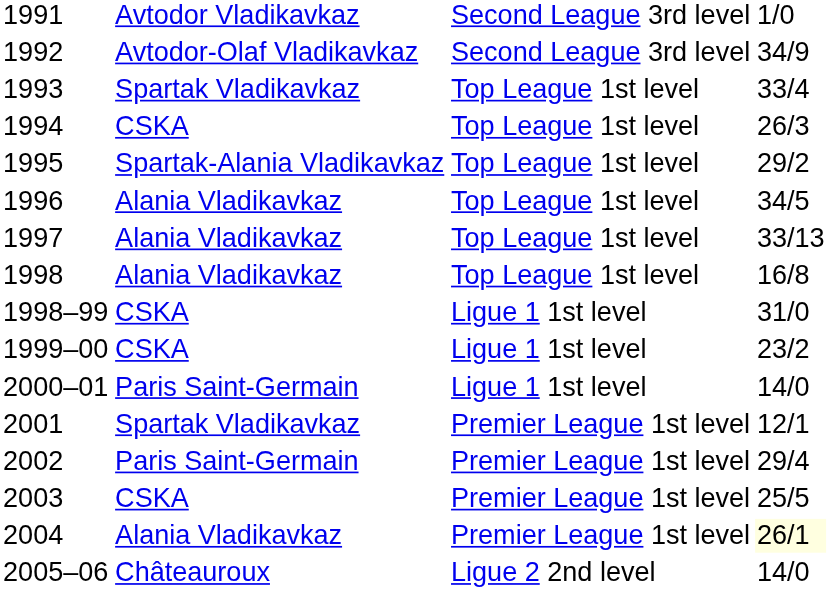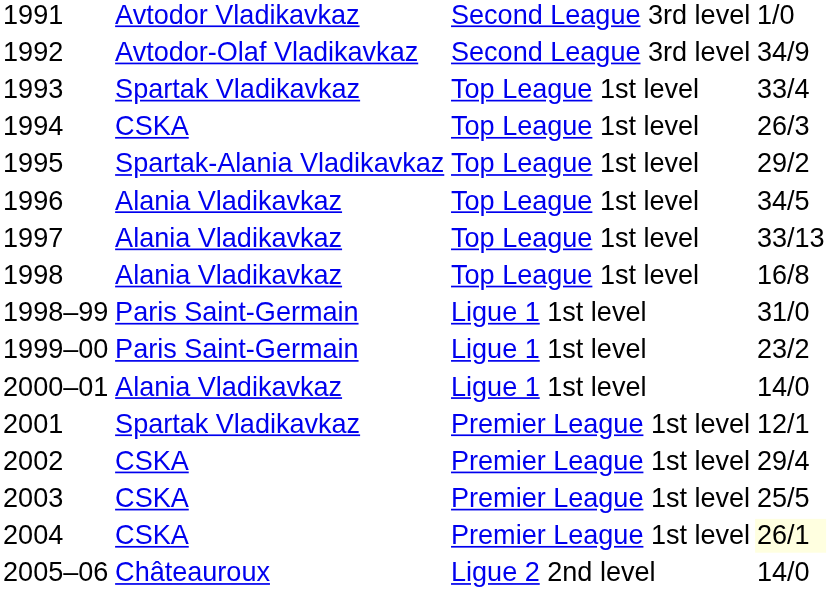(152, 312) CSKA -> (237, 312) Paris Saint-Germain
(152, 349) CSKA -> (237, 349) Paris Saint-Germain
(237, 386) Paris Saint-Germain -> (229, 386) Alania Vladikavkaz
(237, 461) Paris Saint-Germain -> (152, 461) CSKA
(229, 535) Alania Vladikavkaz -> (152, 535) CSKA
